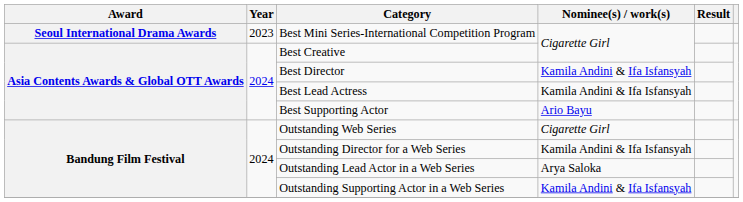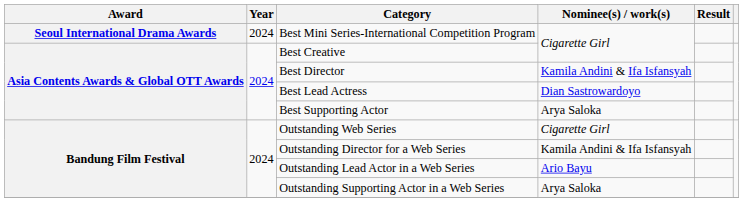(261, 33) 2023 -> (261, 33) 2024
(616, 91) Kamila Andini & Ifa Isfansyah -> (591, 91) Dian Sastrowardoyo
(566, 110) Ario Bayu -> (571, 110) Arya Saloka
(571, 168) Arya Saloka -> (566, 168) Ario Bayu
(616, 187) Kamila Andini & Ifa Isfansyah -> (571, 187) Arya Saloka
